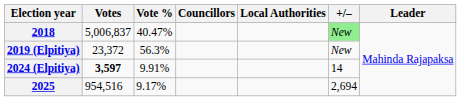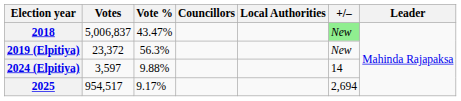(155, 31) 40.47% -> (155, 31) 43.47%
(108, 68) bold -> (108, 68) normal
(155, 68) 9.91% -> (155, 68) 9.88%
(104, 86) 954,516 -> (104, 86) 954,517
